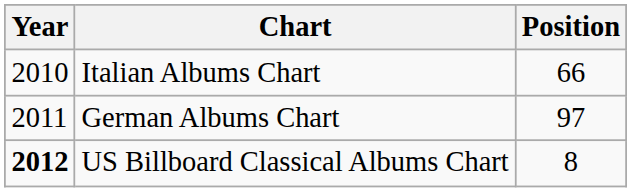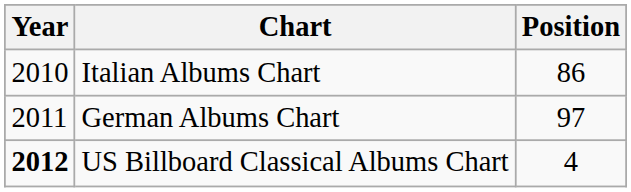(571, 72) 66 -> (571, 72) 86
(571, 162) 8 -> (571, 162) 4
